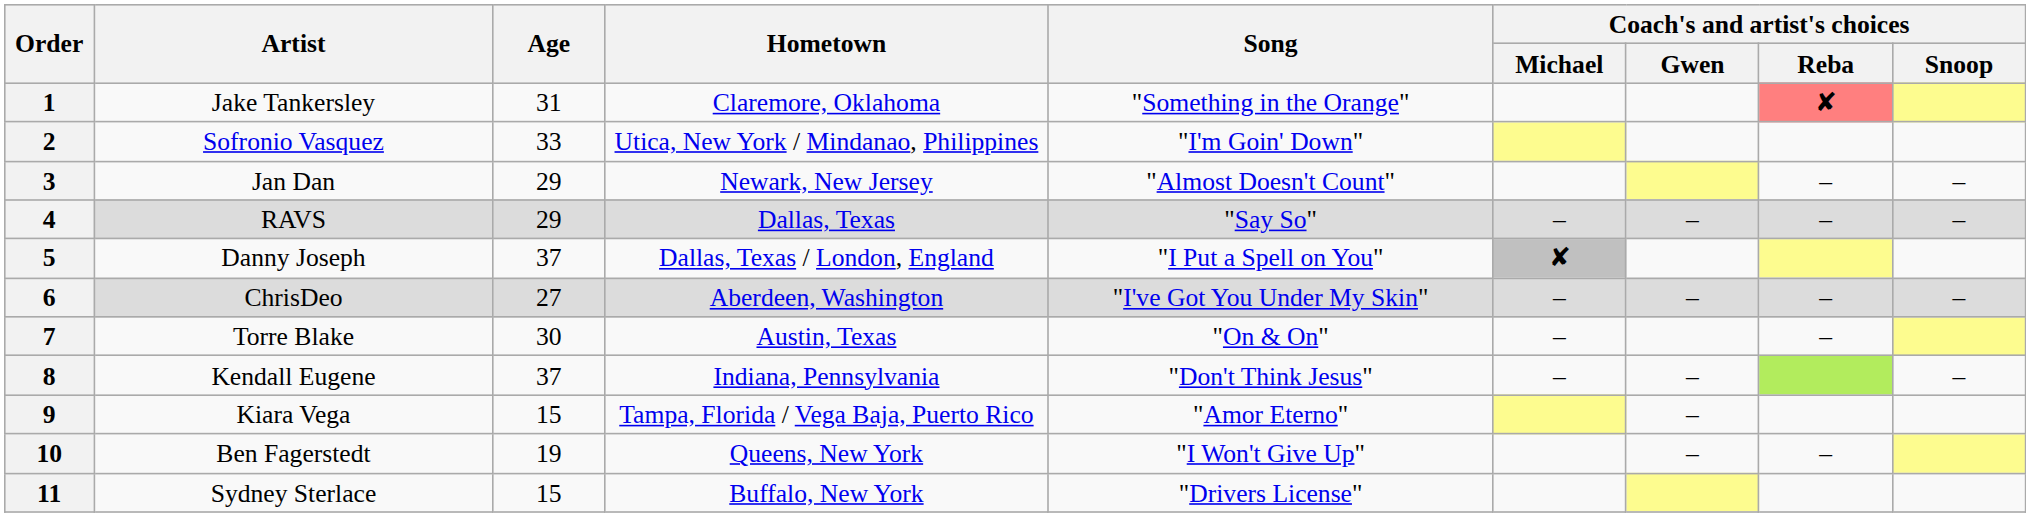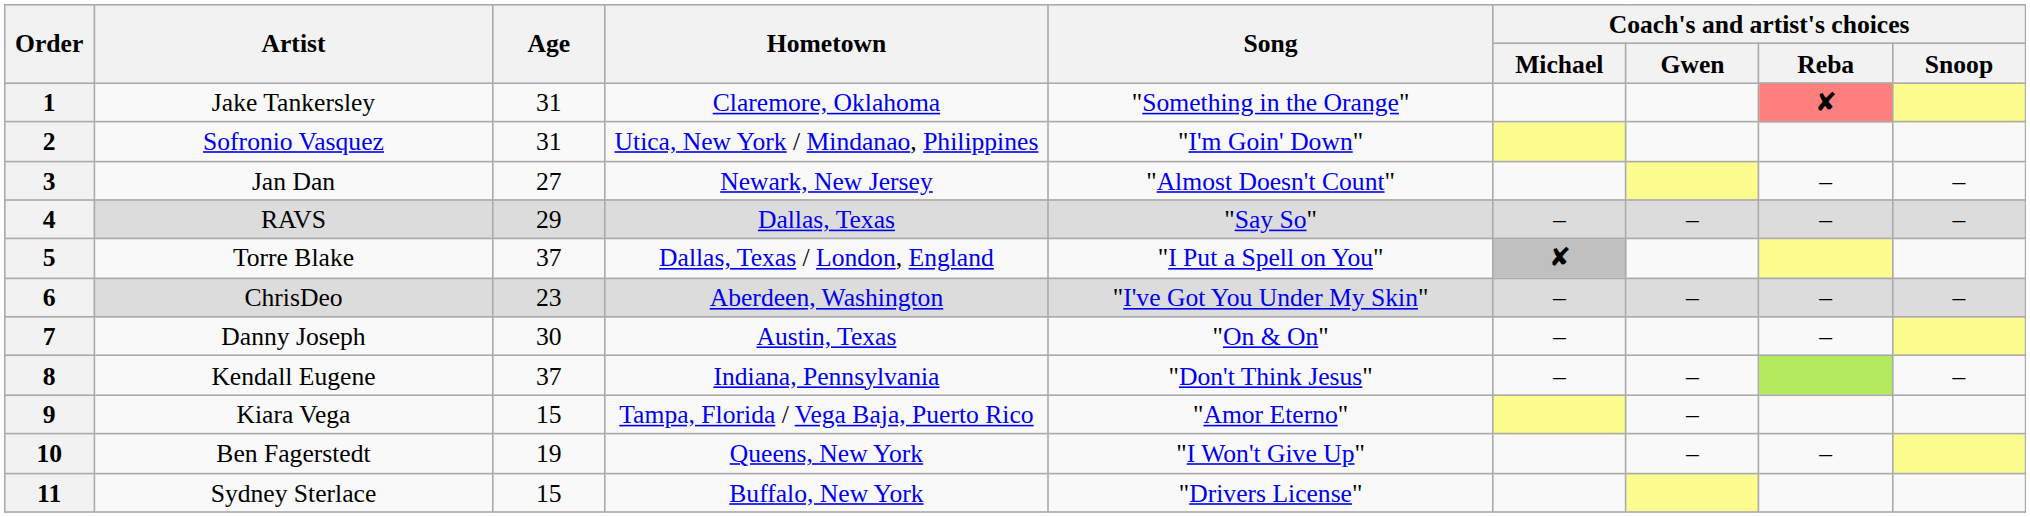(549, 141) 33 -> (549, 141) 31
(549, 180) 29 -> (549, 180) 27
(293, 258) Danny Joseph -> (293, 258) Torre Blake
(549, 297) 27 -> (549, 297) 23
(293, 336) Torre Blake -> (293, 336) Danny Joseph
